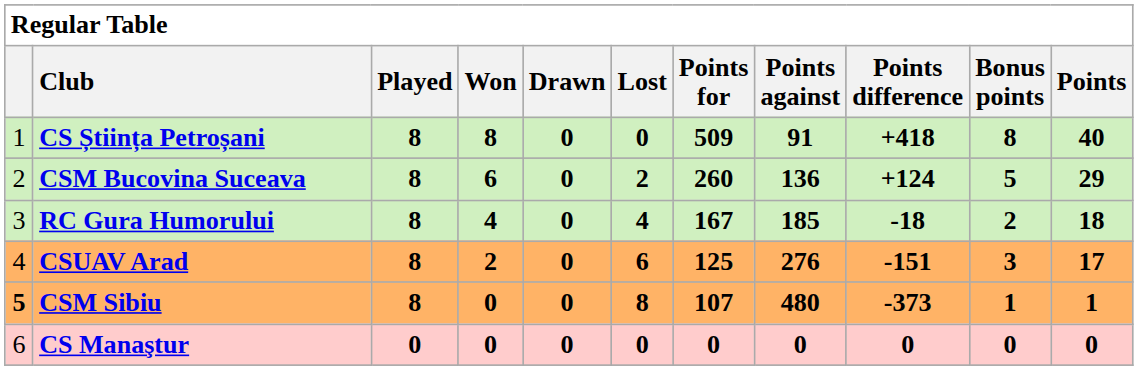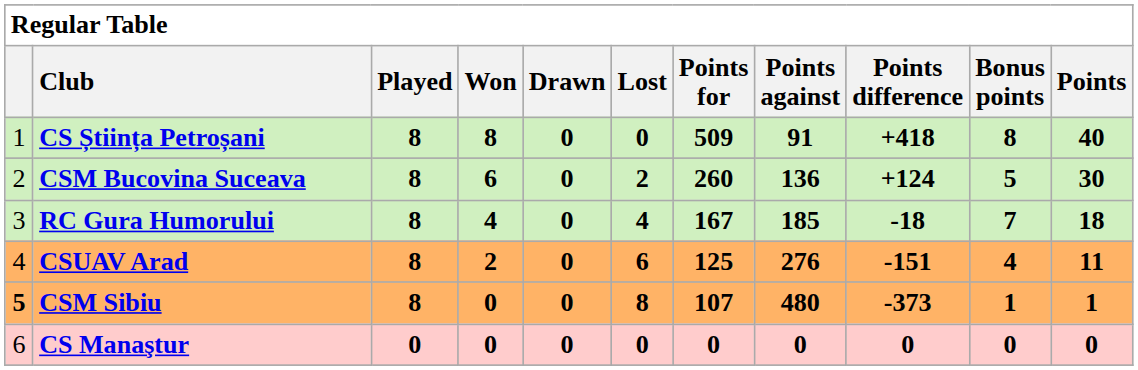(1092, 178) 29 -> (1092, 178) 30
(1010, 220) 2 -> (1010, 220) 7
(1010, 261) 3 -> (1010, 261) 4
(1092, 261) 17 -> (1092, 261) 11
